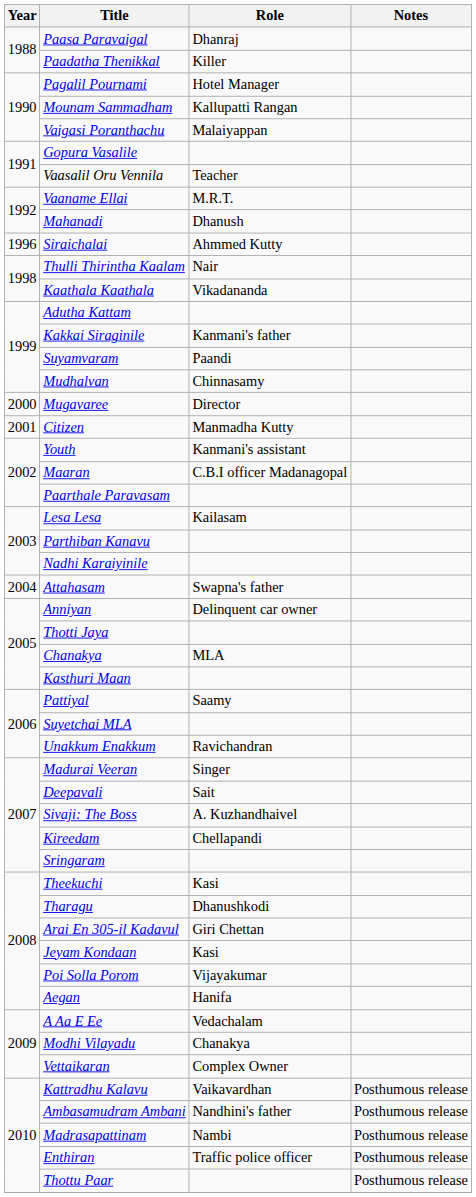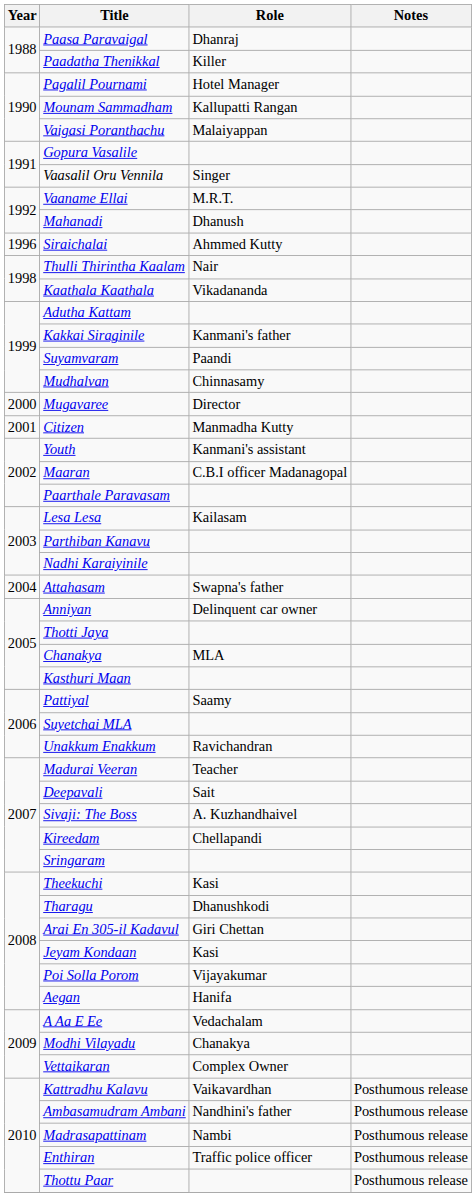(215, 175) Teacher -> (211, 175) Singer
(211, 769) Singer -> (215, 769) Teacher
